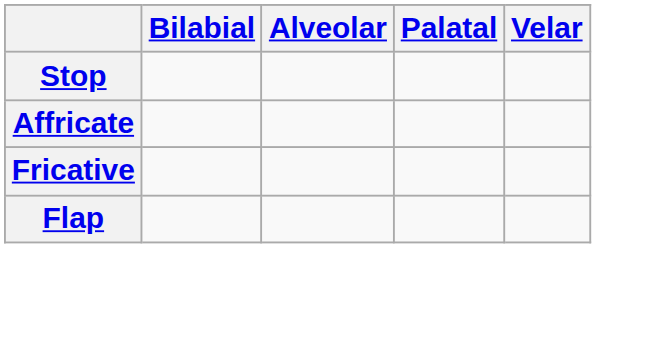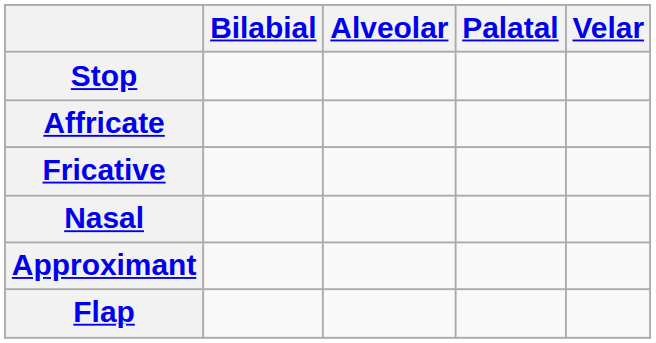+ row: (104, 218)
+ row: (104, 265)
